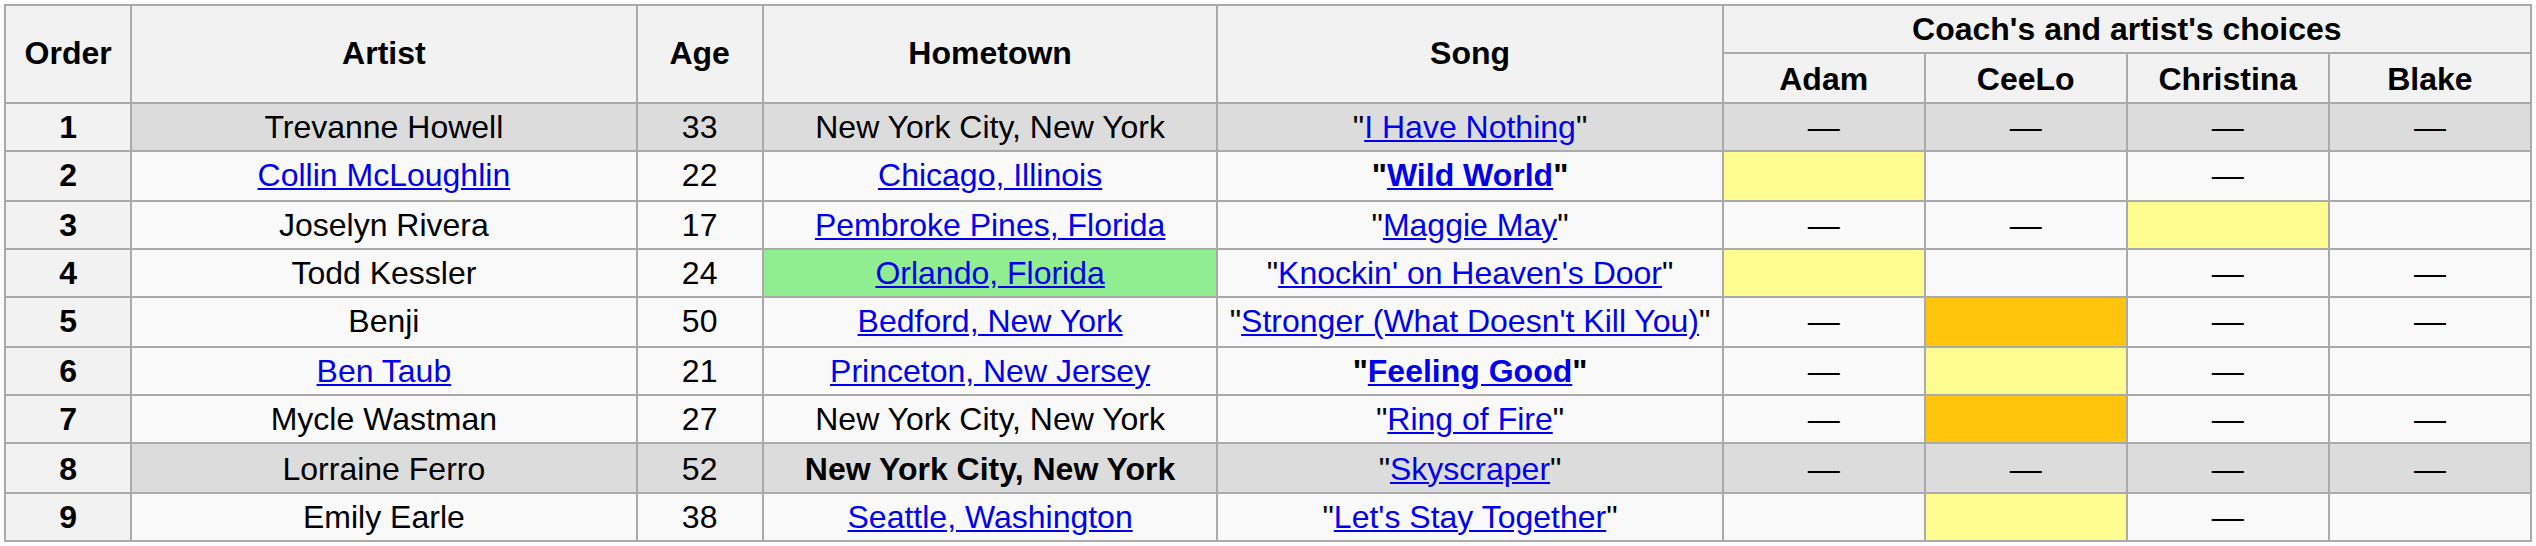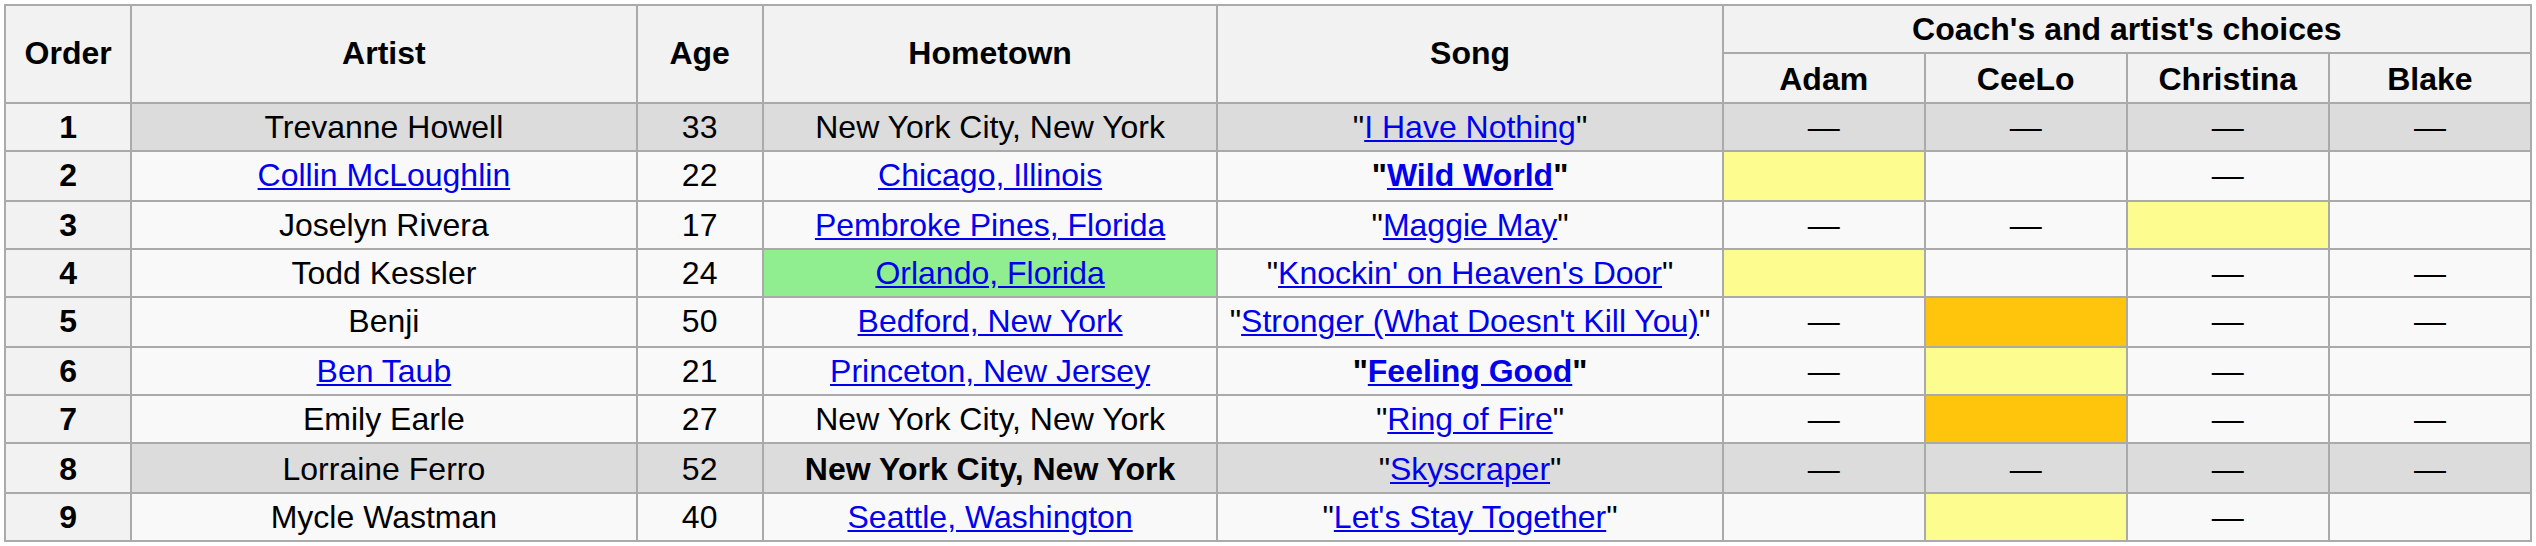(384, 419) Mycle Wastman -> (384, 419) Emily Earle
(384, 517) Emily Earle -> (384, 517) Mycle Wastman
(700, 517) 38 -> (700, 517) 40
